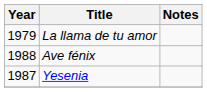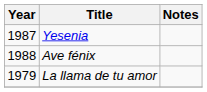rows swapped: (99, 35) <-> (65, 76)
